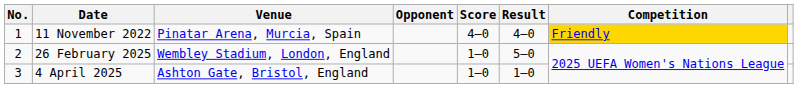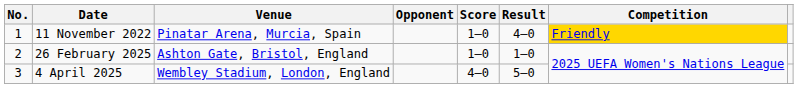(478, 34) 4–0 -> (478, 34) 1–0
(274, 54) Wembley Stadium, London, England -> (263, 54) Ashton Gate, Bristol, England
(524, 54) 5–0 -> (524, 54) 1–0
(263, 73) Ashton Gate, Bristol, England -> (274, 73) Wembley Stadium, London, England
(478, 73) 1–0 -> (478, 73) 4–0
(524, 73) 1–0 -> (524, 73) 5–0
